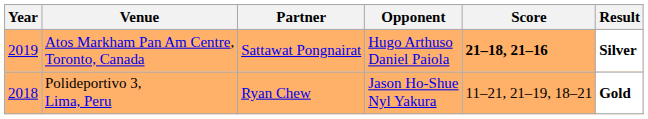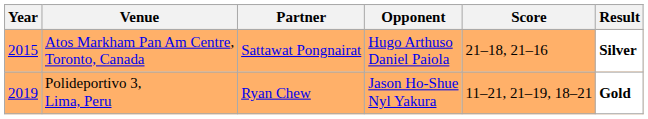(23, 50) 2019 -> (23, 50) 2015
(507, 50) bold -> (507, 50) normal
(23, 93) 2018 -> (23, 93) 2019
